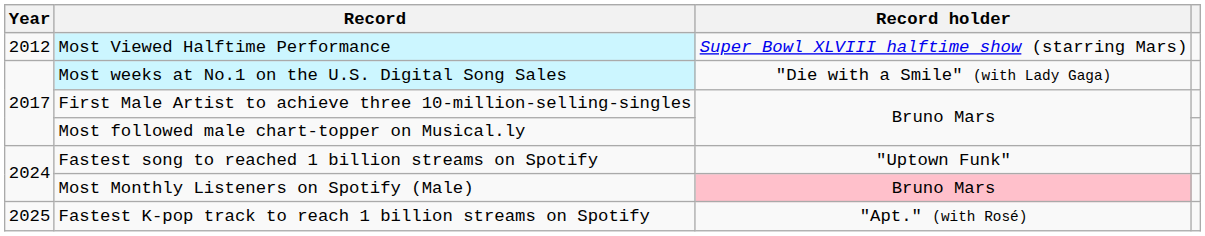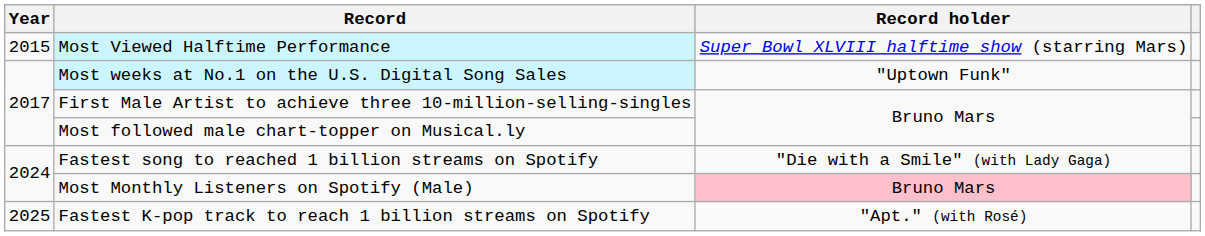(30, 47) 2012 -> (30, 47) 2015
(944, 75) "Die with a Smile" (with Lady Gaga) -> (944, 75) "Uptown Funk"
(944, 160) "Uptown Funk" -> (944, 160) "Die with a Smile" (with Lady Gaga)
